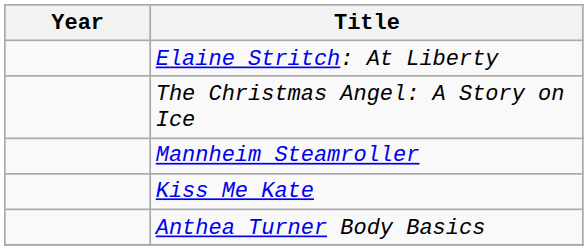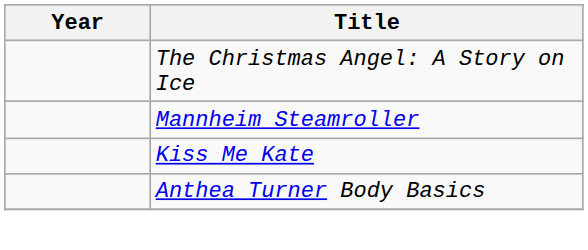- row: (327, 59)
